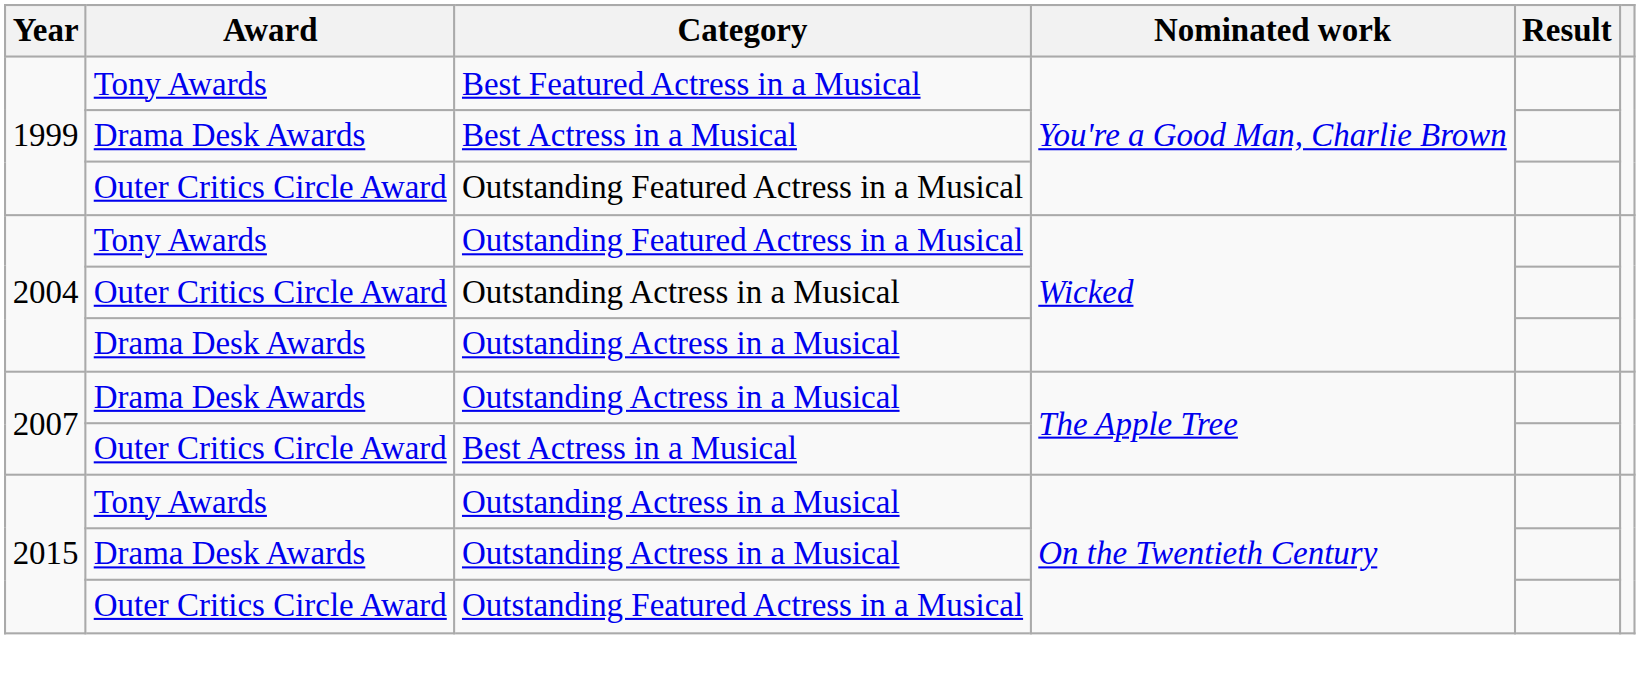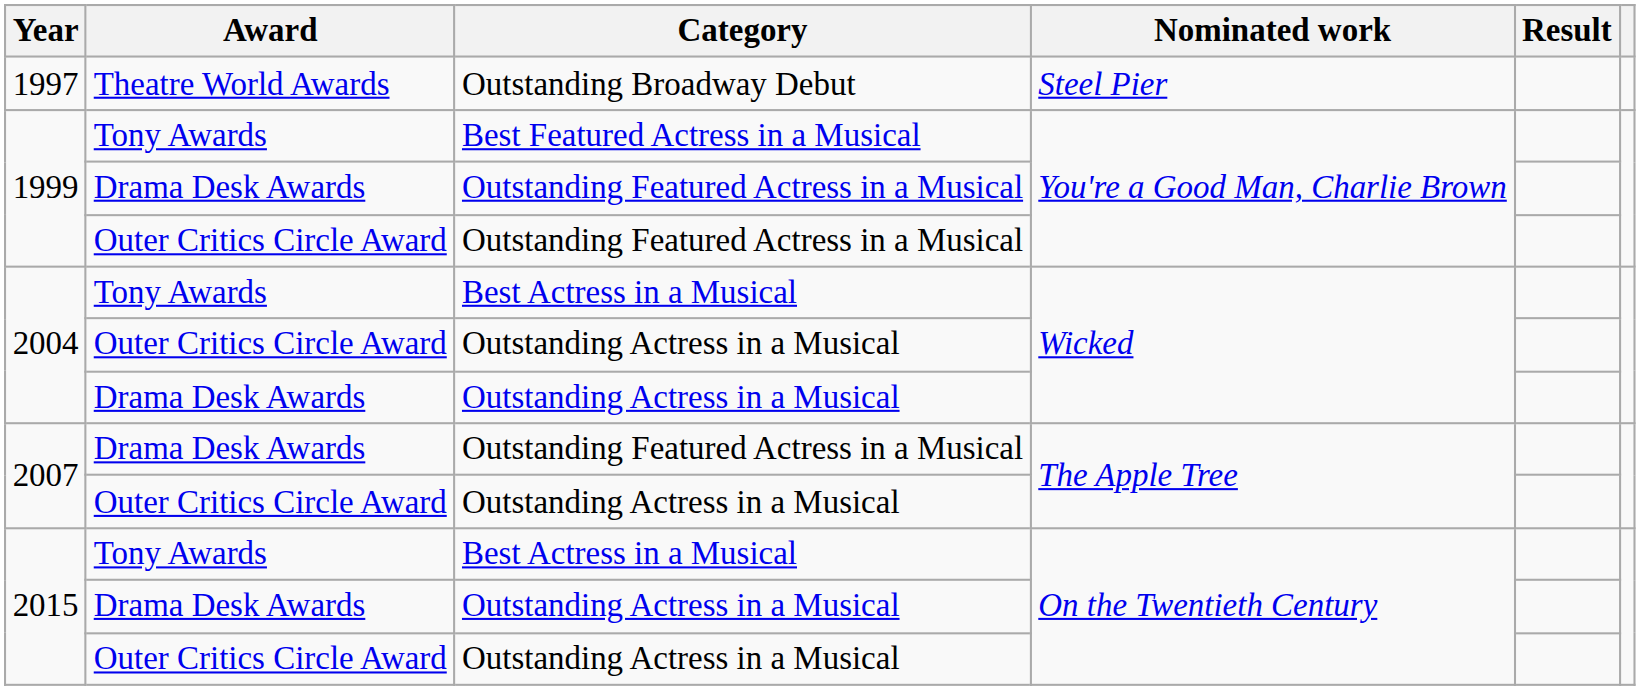+ row: (46, 82)
(629, 135) Best Actress in a Musical -> (743, 187) Outstanding Featured Actress in a Musical
(743, 239) Outstanding Featured Actress in a Musical -> (629, 291) Best Actress in a Musical
(681, 396) Outstanding Actress in a Musical -> (743, 448) Outstanding Featured Actress in a Musical
(629, 448) Best Actress in a Musical -> (681, 501) Outstanding Actress in a Musical
(681, 501) Outstanding Actress in a Musical -> (629, 553) Best Actress in a Musical
(743, 605) Outstanding Featured Actress in a Musical -> (681, 657) Outstanding Actress in a Musical
